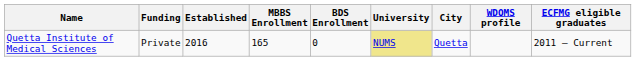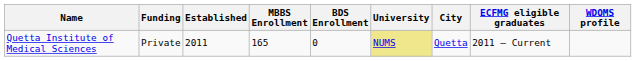columns swapped: (501, 17) <-> (581, 17)
(196, 43) 2016 -> (196, 43) 2011
